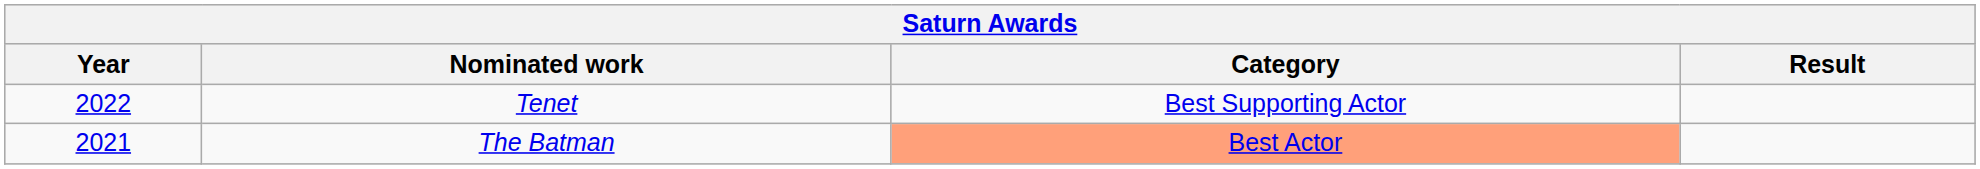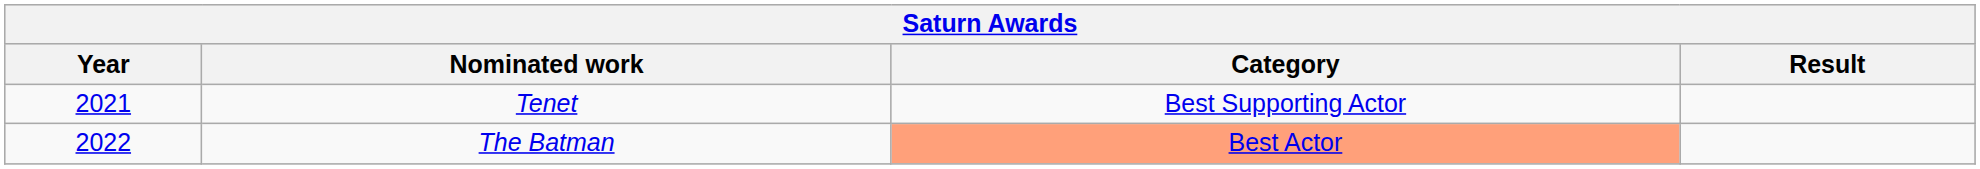(103, 103) 2022 -> (103, 103) 2021
(103, 143) 2021 -> (103, 143) 2022
